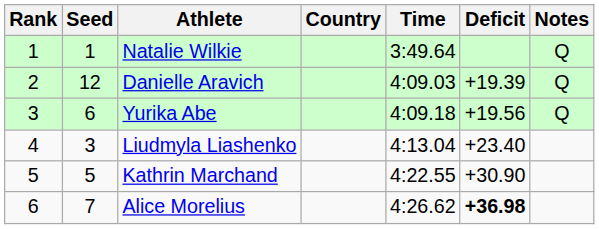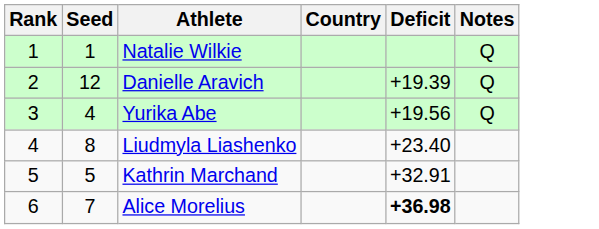- column: (423, 20)
(90, 113) 6 -> (90, 113) 4
(90, 144) 3 -> (90, 144) 8
(495, 176) +30.90 -> (420, 176) +32.91
